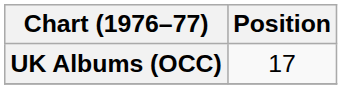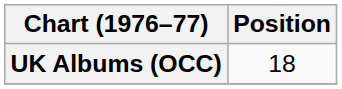(282, 63) 17 -> (282, 63) 18
